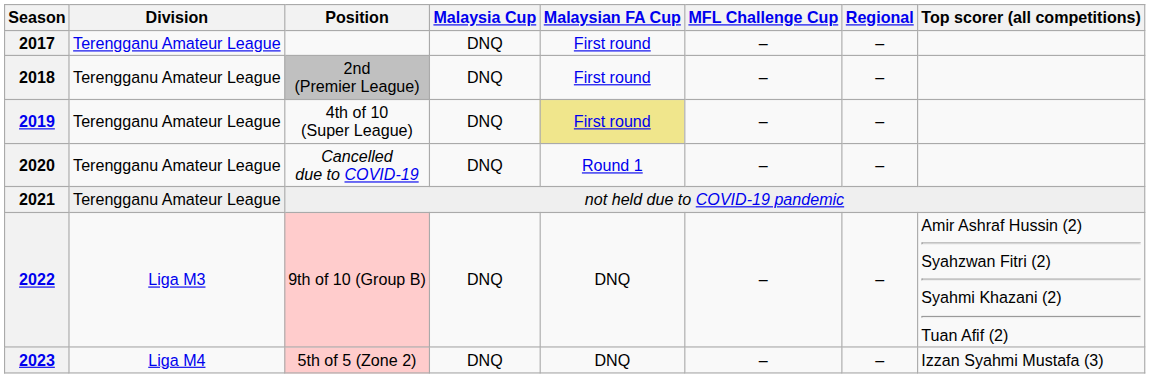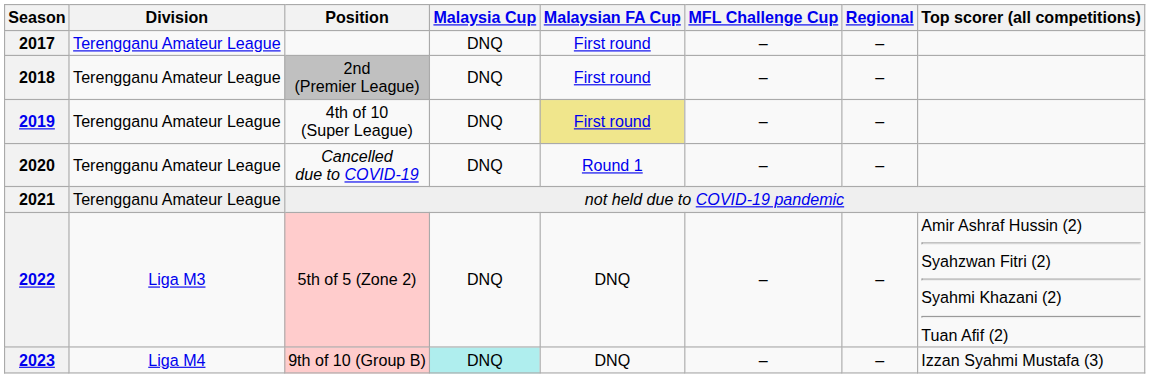(357, 280) 9th of 10 (Group B) -> (357, 280) 5th of 5 (Zone 2)
(357, 361) 5th of 5 (Zone 2) -> (357, 361) 9th of 10 (Group B)
(485, 361) no background -> (485, 361) paleturquoise background
